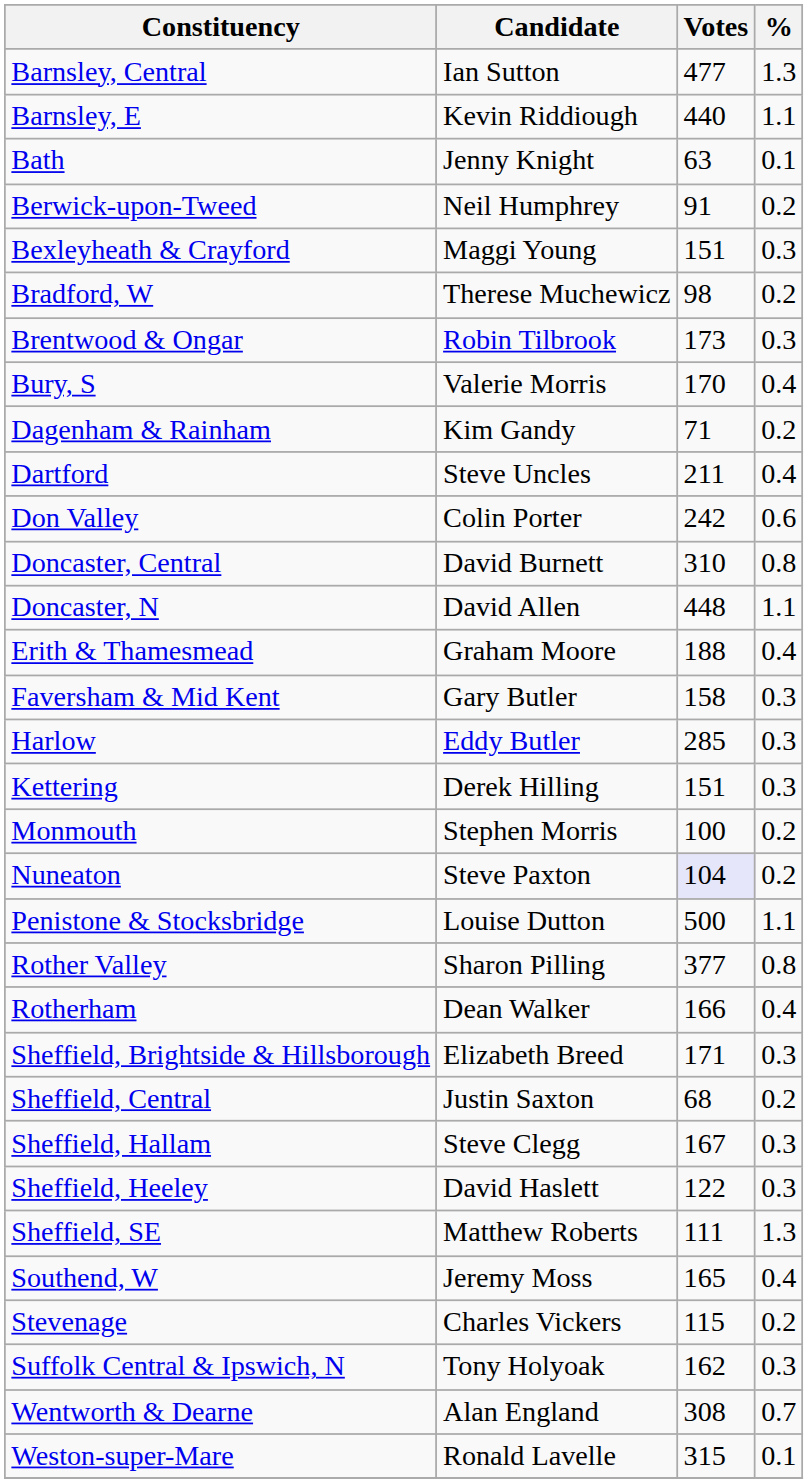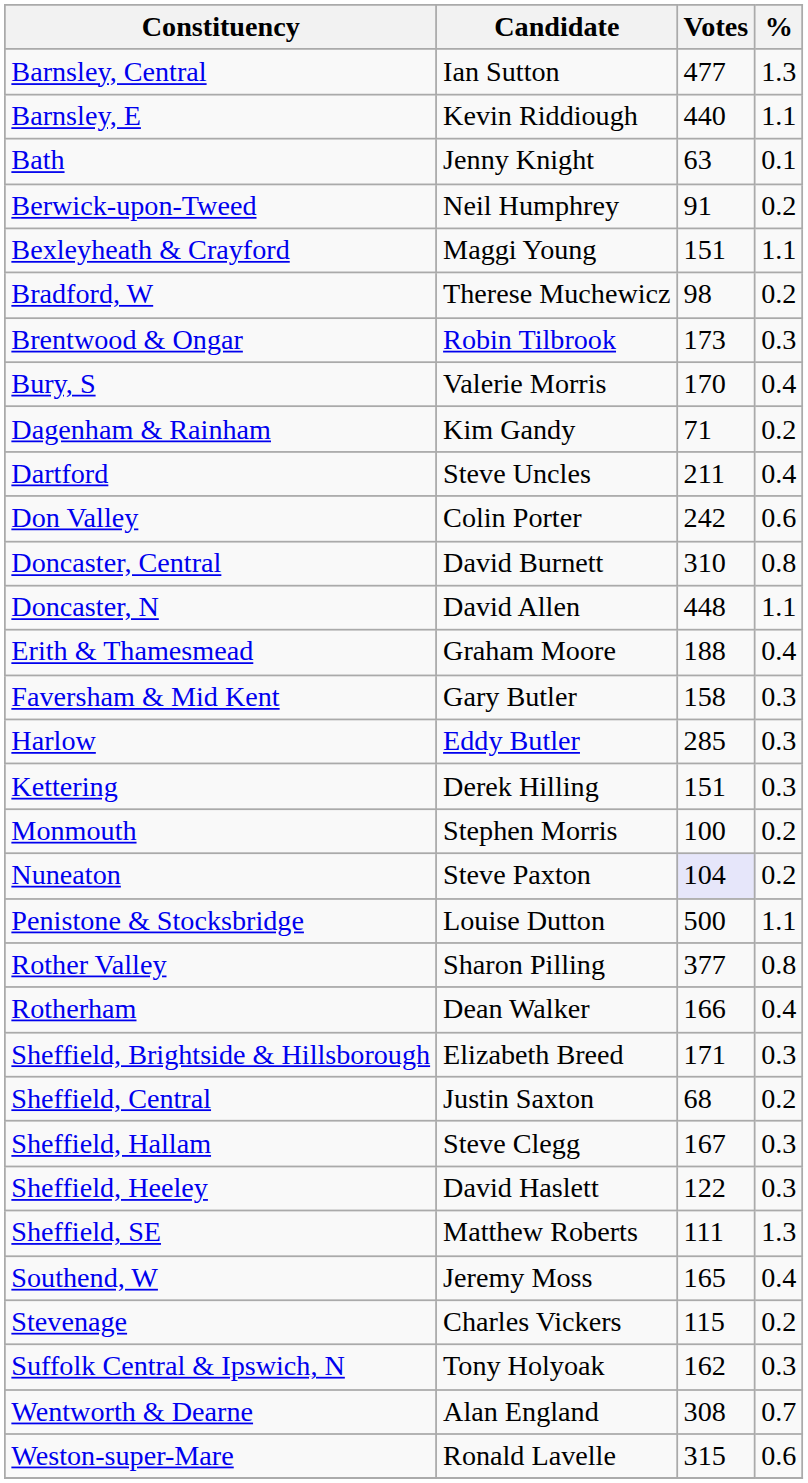(779, 250) 0.3 -> (779, 250) 1.1
(779, 1455) 0.1 -> (779, 1455) 0.6
